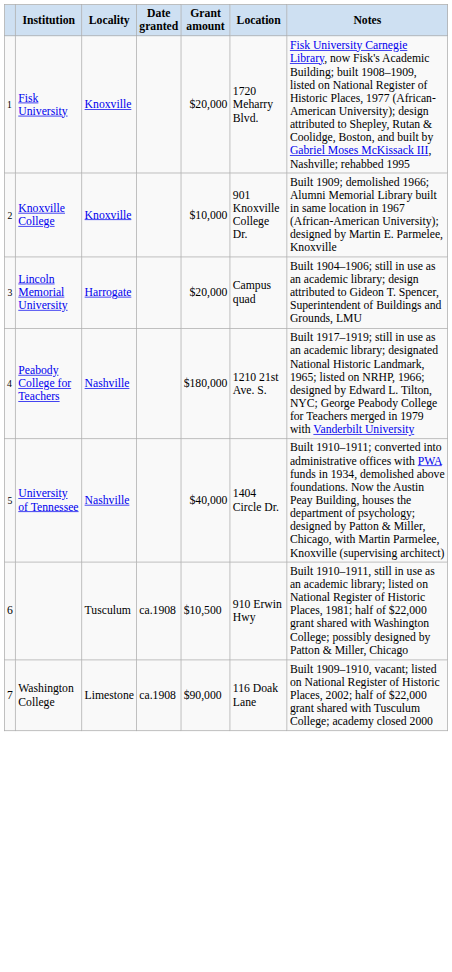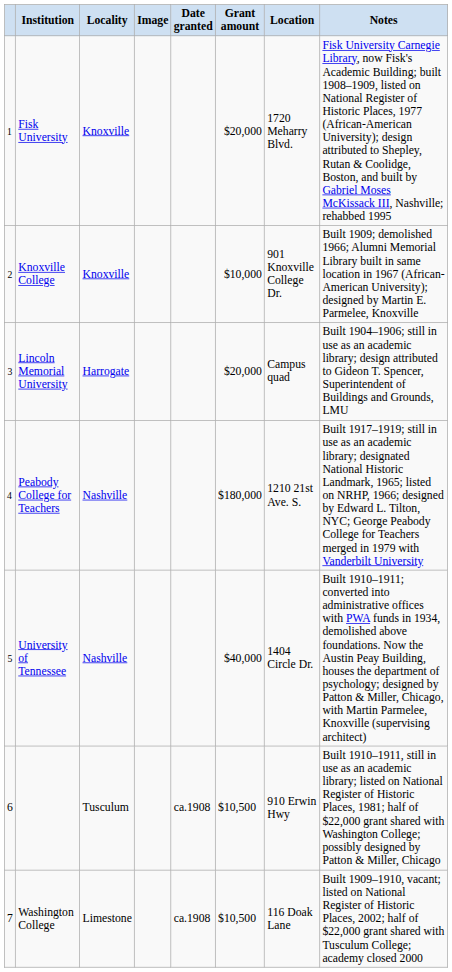+ column: (153, 20)
(203, 695) $90,000 -> (237, 918) $10,500
